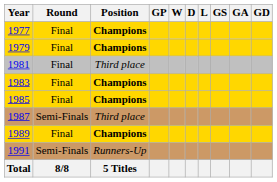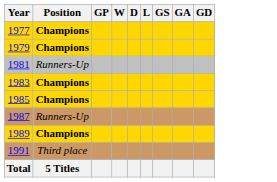- column: (62, 13)
(120, 64) Third place -> (62, 64) Runners-Up
(120, 116) Third place -> (62, 116) Runners-Up
(120, 151) Runners-Up -> (62, 151) Third place
